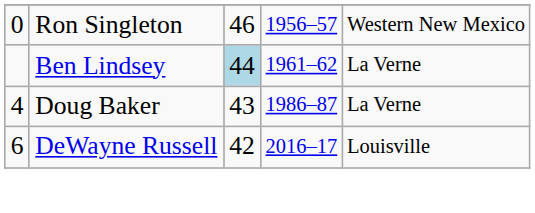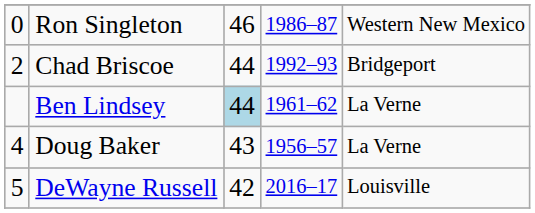(301, 24) 1956–57 -> (301, 24) 1986–87
+ row: (105, 65)
(301, 106) 1986–87 -> (301, 146) 1956–57
(17, 146) 6 -> (17, 187) 5
